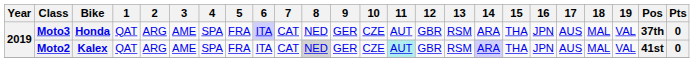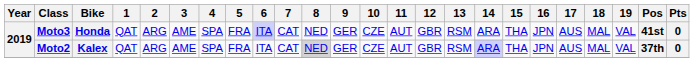(653, 31) 37th -> (653, 31) 41st
(401, 48) paleturquoise background -> (401, 48) no background
(653, 48) 41st -> (653, 48) 37th
